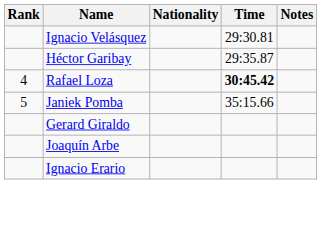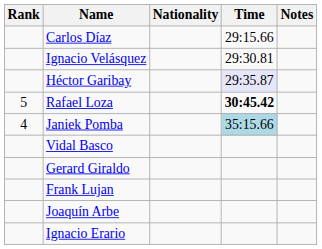+ row: (79, 37)
(249, 59) no background -> (249, 80) lavender background
(24, 80) 4 -> (24, 102) 5
(24, 102) 5 -> (24, 124) 4
(249, 102) no background -> (249, 124) lightblue background
+ row: (79, 146)
+ row: (80, 189)
